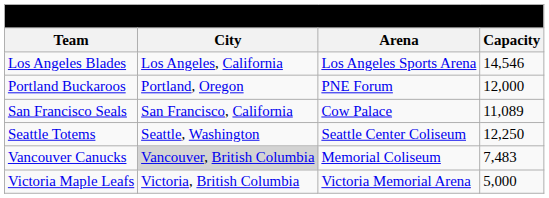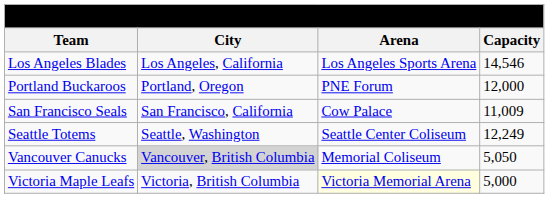(503, 110) 11,089 -> (503, 110) 11,009
(504, 134) 12,250 -> (504, 134) 12,249
(500, 157) 7,483 -> (500, 157) 5,050
(396, 181) no background -> (396, 181) lightyellow background
